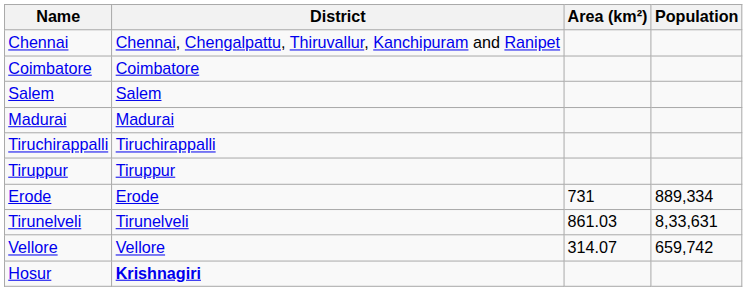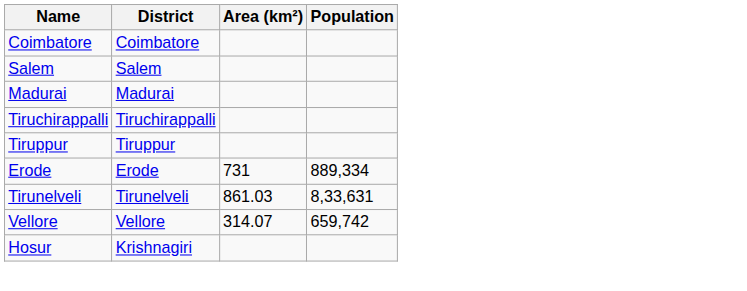- row: (38, 42)
(158, 273) bold -> (154, 247) normal
